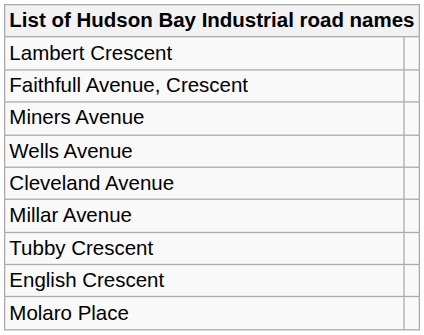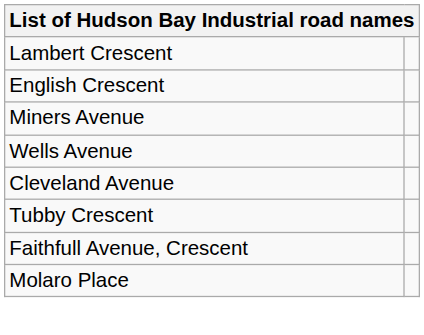rows swapped: (129, 85) <-> (87, 280)
- row: (71, 215)
